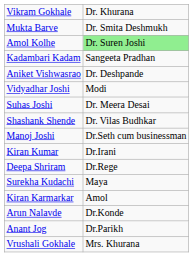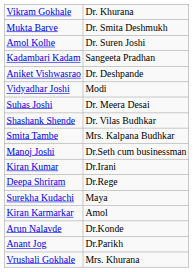(115, 43) lightgreen background -> (115, 43) no background
+ row: (32, 136)
